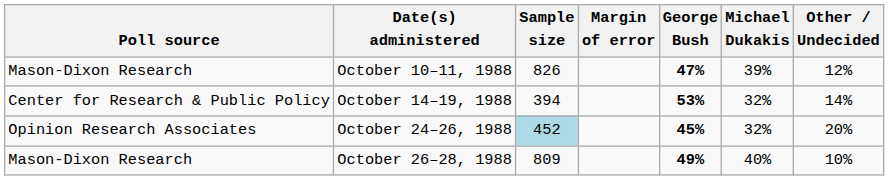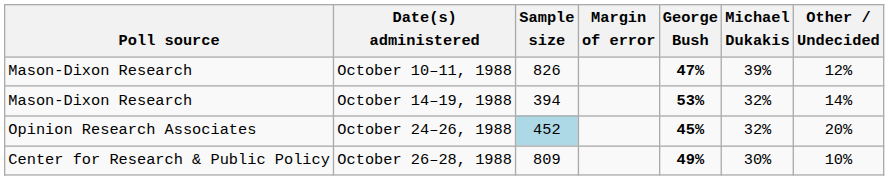(169, 100) Center for Research & Public Policy -> (100, 100) Mason-Dixon Research
(100, 160) Mason-Dixon Research -> (169, 160) Center for Research & Public Policy
(758, 160) 40% -> (758, 160) 30%
